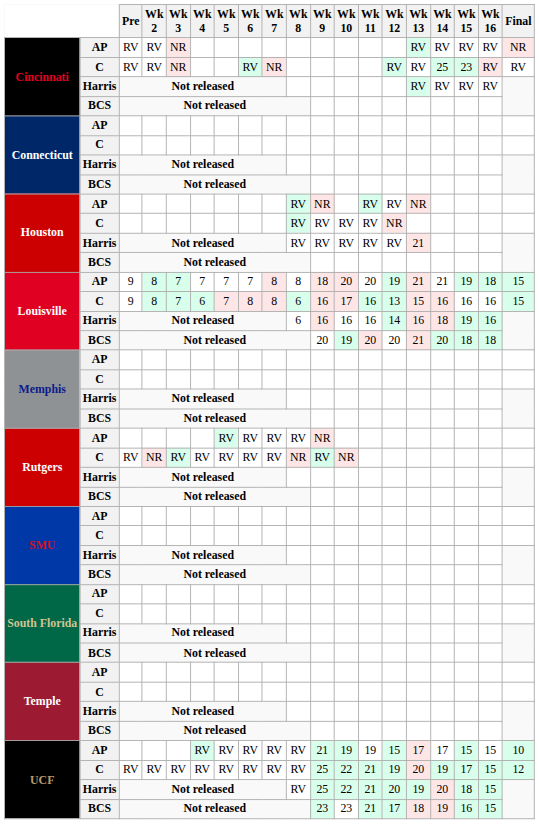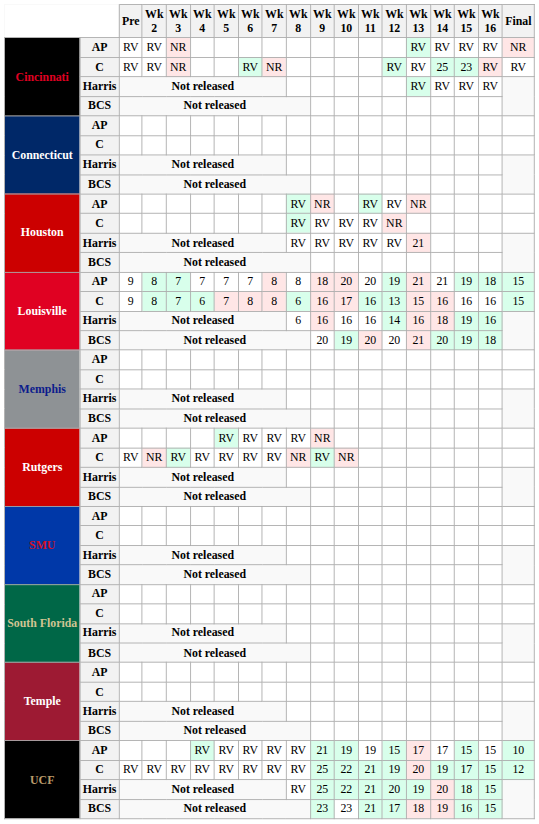(466, 340) 18 -> (466, 340) 19
